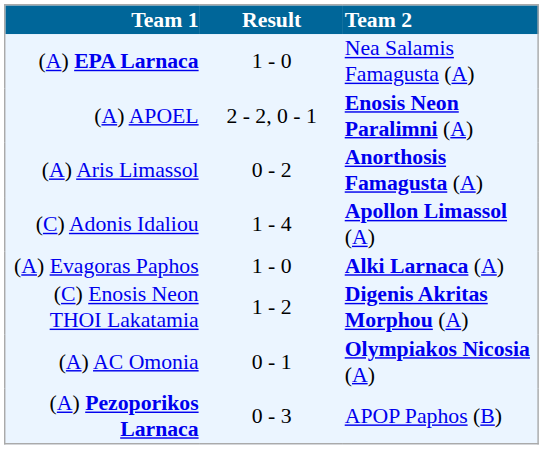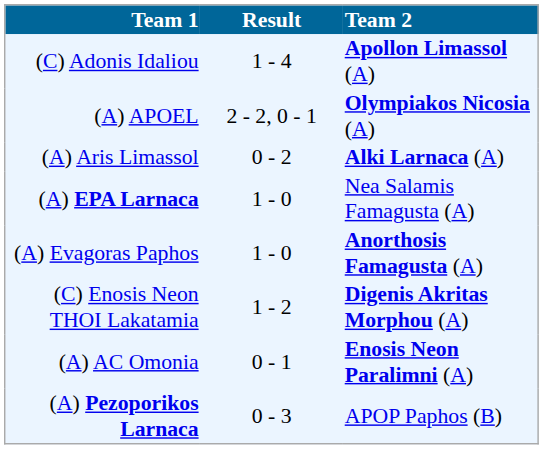rows swapped: (117, 224) <-> (119, 60)
(409, 115) Enosis Neon Paralimni (A) -> (437, 115) Olympiakos Nicosia (A)
(414, 169) Anorthosis Famagusta (A) -> (424, 156) Alki Larnaca (A)
(424, 265) Alki Larnaca (A) -> (414, 252) Anorthosis Famagusta (A)
(437, 361) Olympiakos Nicosia (A) -> (409, 361) Enosis Neon Paralimni (A)
